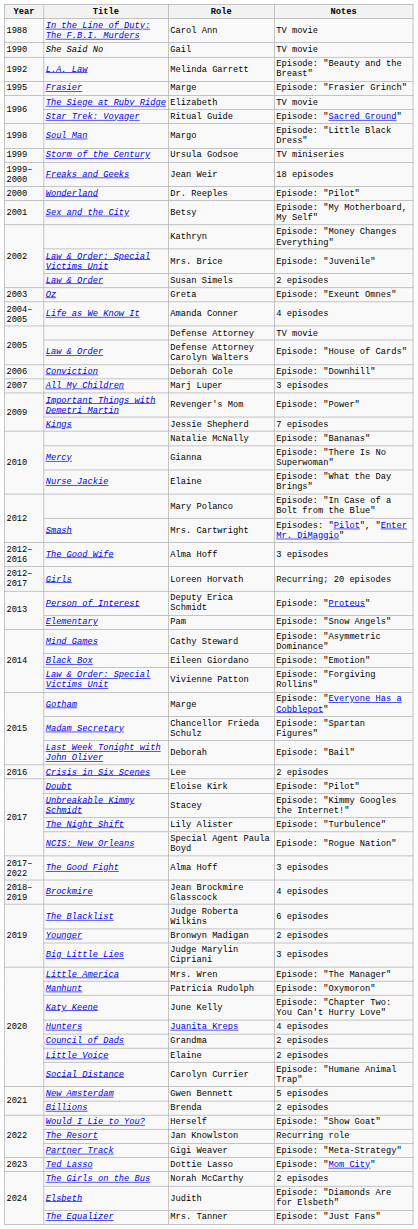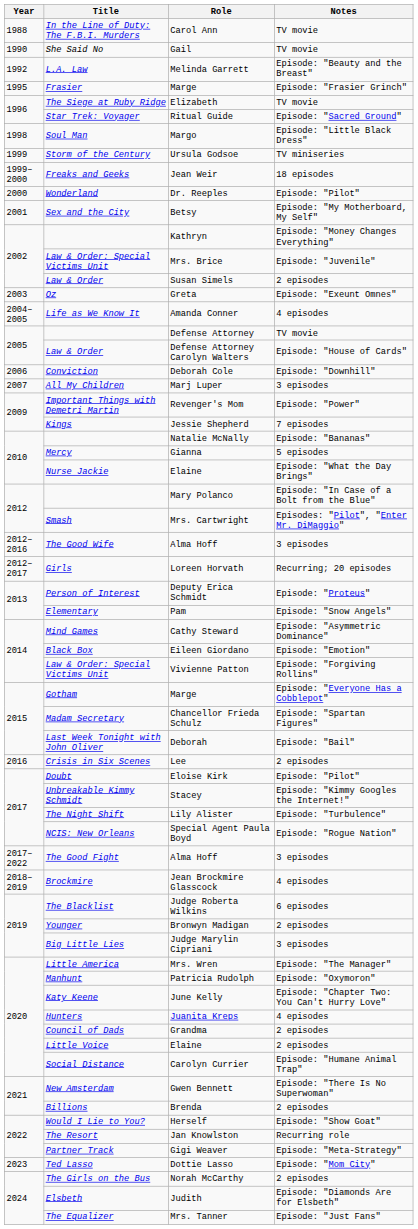(331, 458) Episode: "There Is No Superwoman" -> (302, 453) 5 episodes
(302, 1094) 5 episodes -> (331, 1089) Episode: "There Is No Superwoman"
